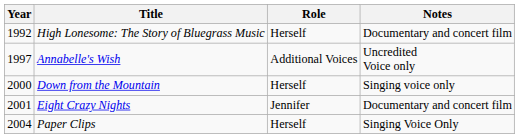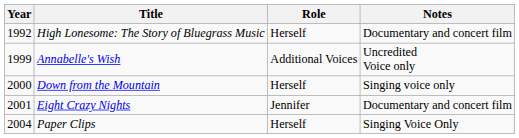(19, 59) 1997 -> (19, 59) 1999
